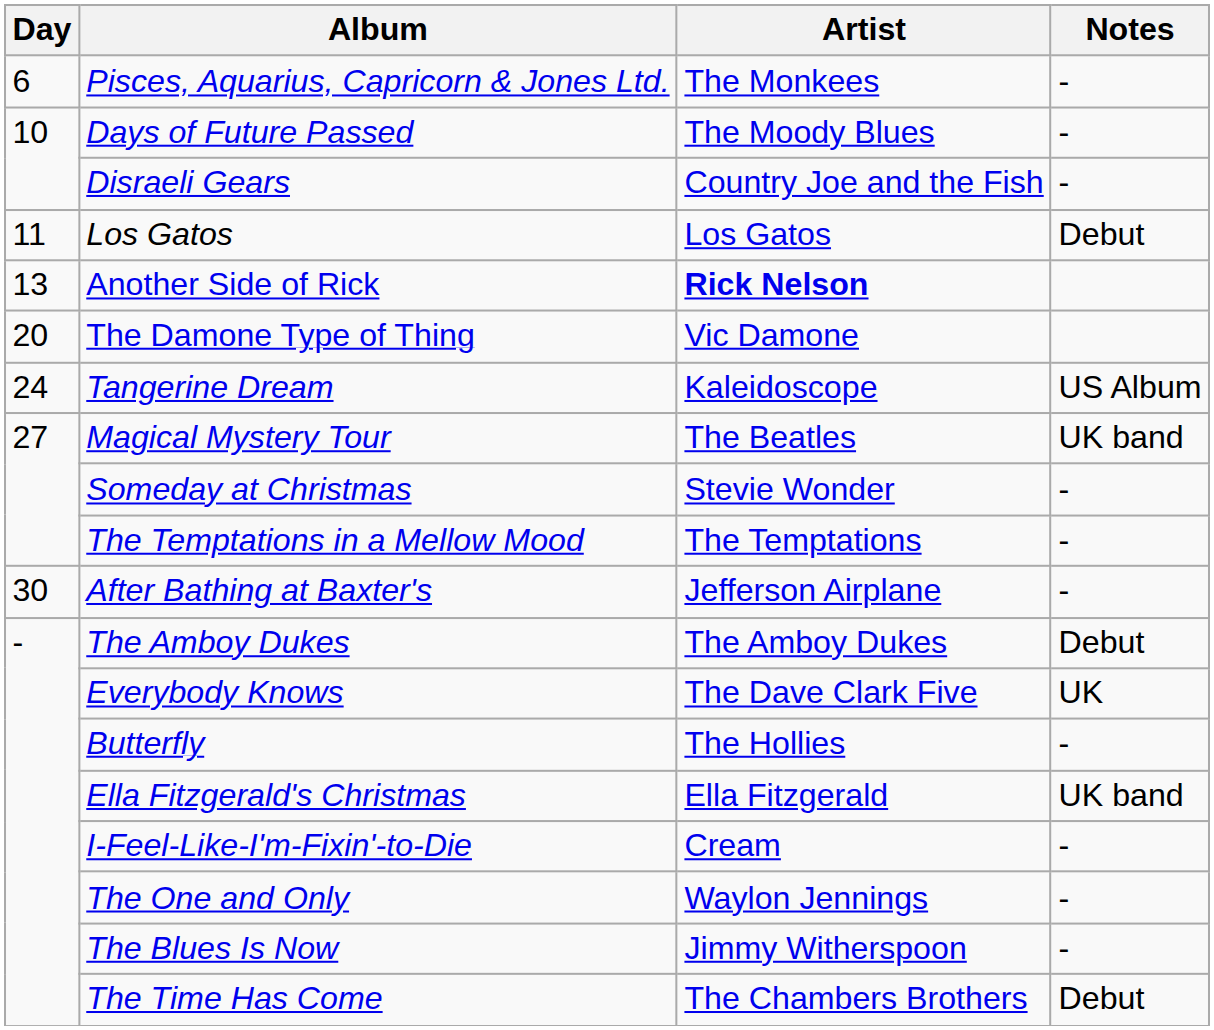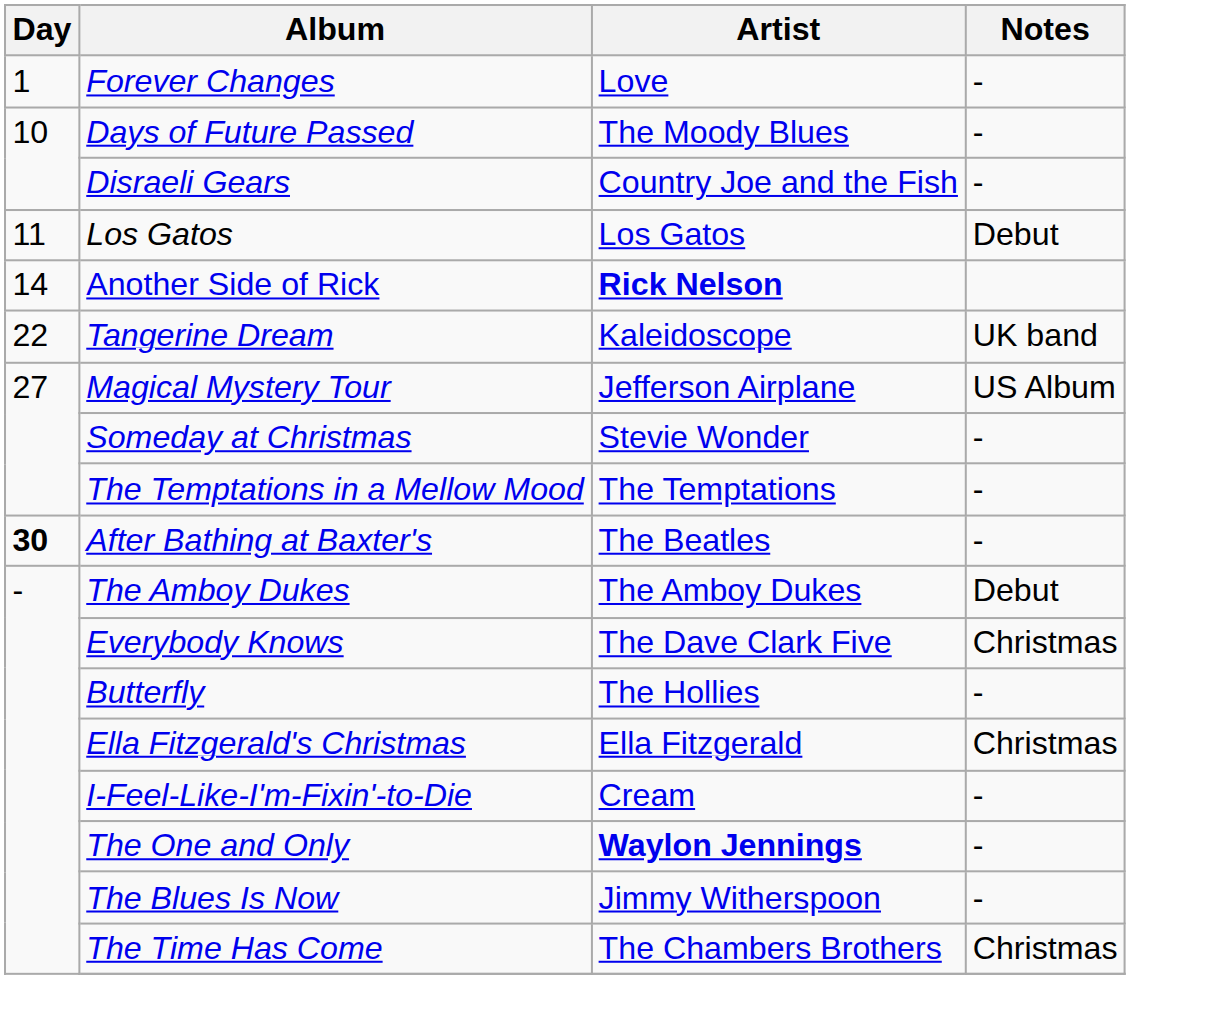+ row: (210, 81)
- row: (378, 81)
(30, 285) 13 -> (30, 285) 14
- row: (281, 336)
(30, 387) 24 -> (30, 336) 22
(1130, 387) US Album -> (1035, 336) UK band
(770, 438) The Beatles -> (727, 387) Jefferson Airplane
(1121, 438) UK band -> (1044, 387) US Album
(30, 591) normal -> (30, 540) bold
(813, 591) Jefferson Airplane -> (684, 540) The Beatles
(1081, 693) UK -> (1045, 642) Christmas
(1121, 795) UK band -> (1045, 744) Christmas
(806, 897) normal -> (730, 846) bold
(1101, 999) Debut -> (1045, 948) Christmas
